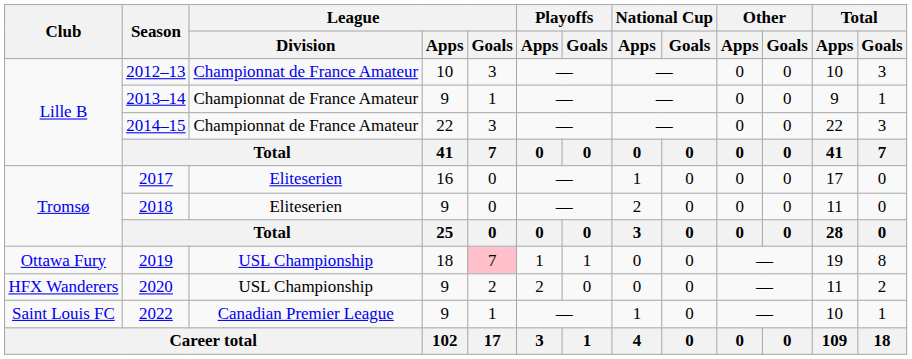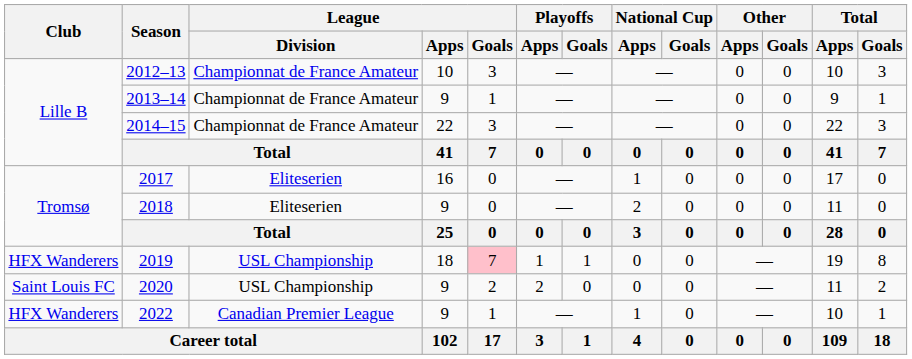(63, 260) Ottawa Fury -> (63, 260) HFX Wanderers
(63, 286) HFX Wanderers -> (63, 286) Saint Louis FC
(63, 313) Saint Louis FC -> (63, 313) HFX Wanderers
